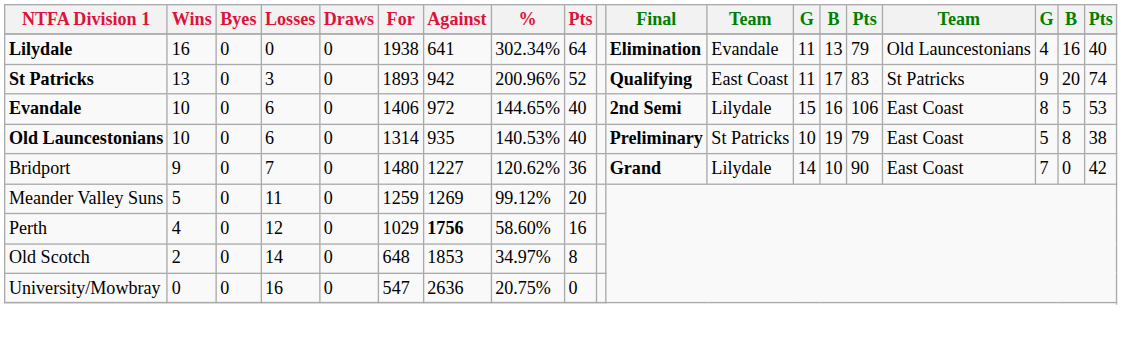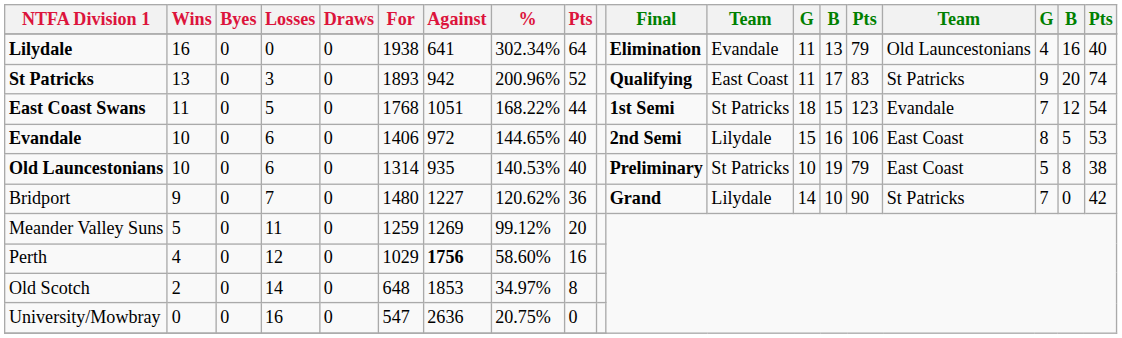+ row: (77, 108)
(925, 168) East Coast -> (926, 198) St Patricks
